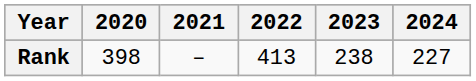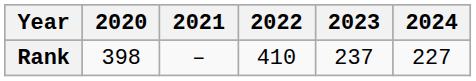(276, 58) 413 -> (276, 58) 410
(354, 58) 238 -> (354, 58) 237
